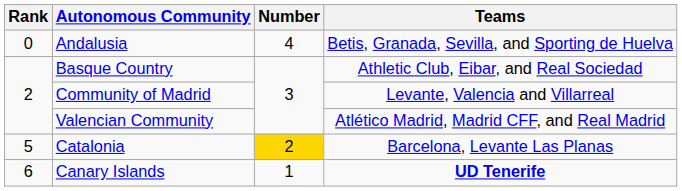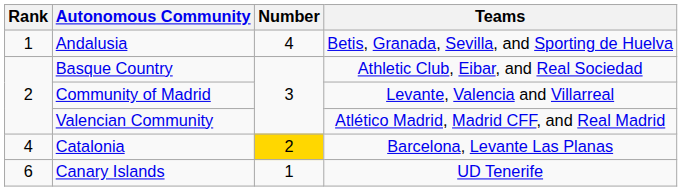(28, 43) 0 -> (28, 43) 1
(28, 146) 5 -> (28, 146) 4
(500, 172) bold -> (500, 172) normal
